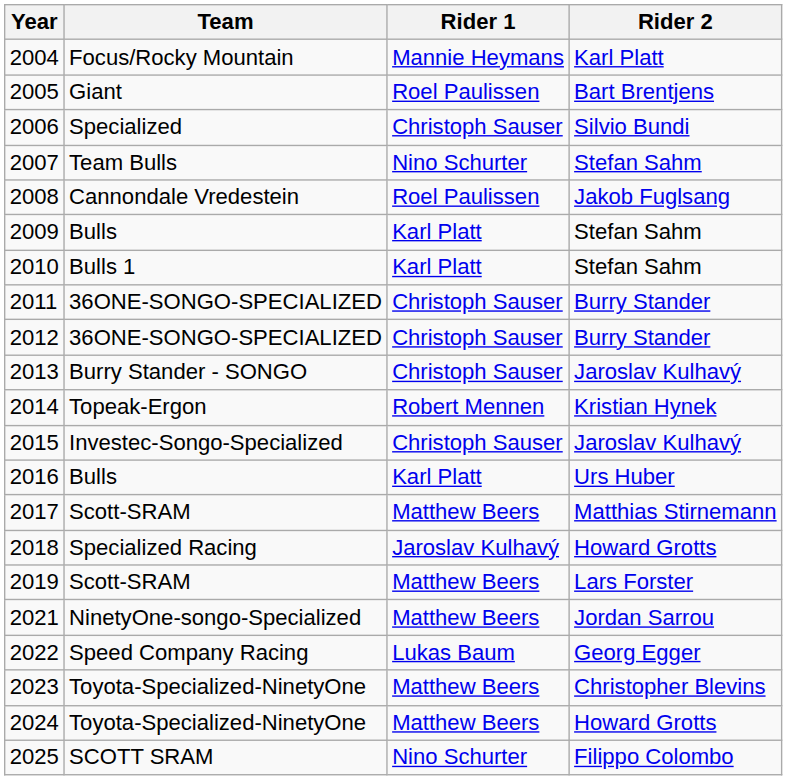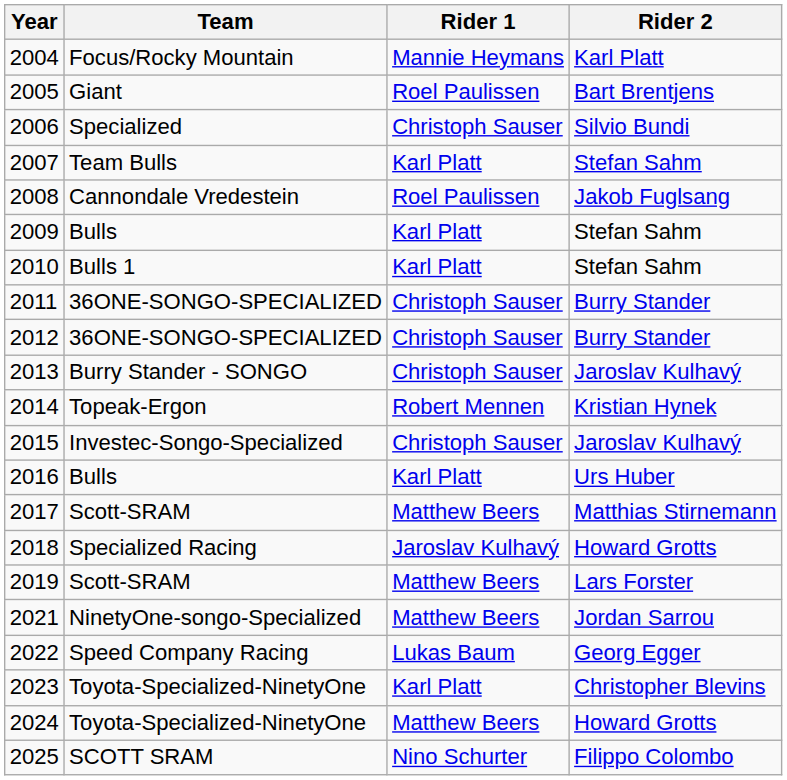(460, 162) Nino Schurter -> (437, 162) Karl Platt
(466, 687) Matthew Beers -> (437, 687) Karl Platt
